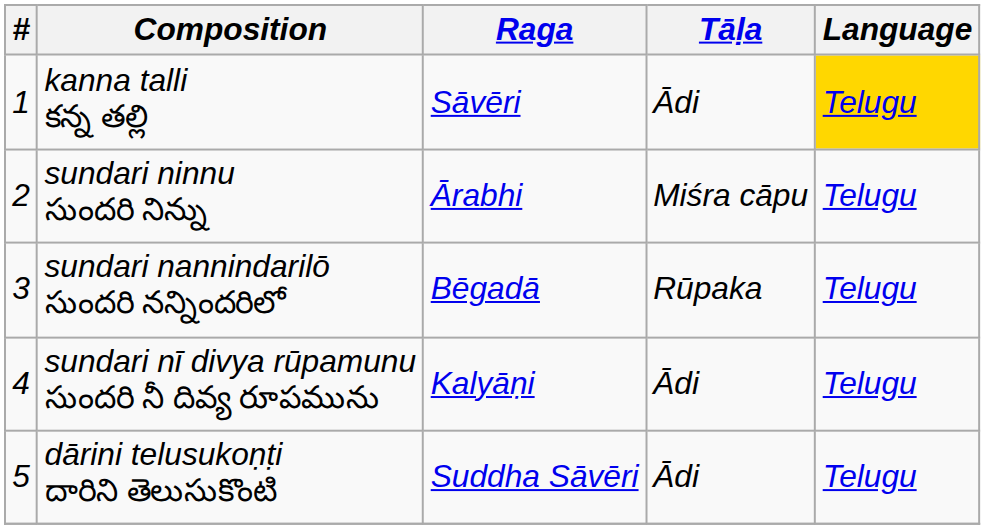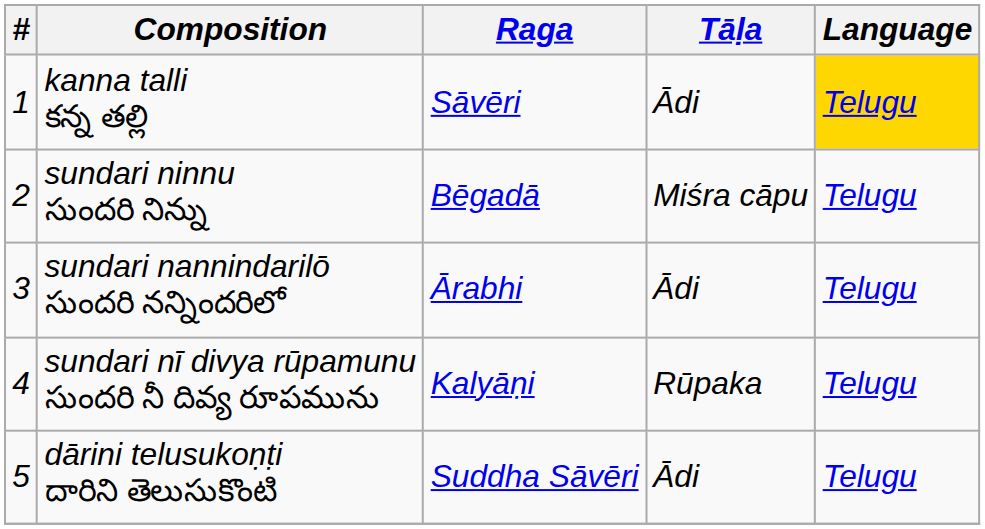(477, 195) Ārabhi -> (485, 195) Bēgadā
(485, 289) Bēgadā -> (477, 289) Ārabhi
(708, 289) Rūpaka -> (676, 289) Ādi
(676, 383) Ādi -> (708, 383) Rūpaka
